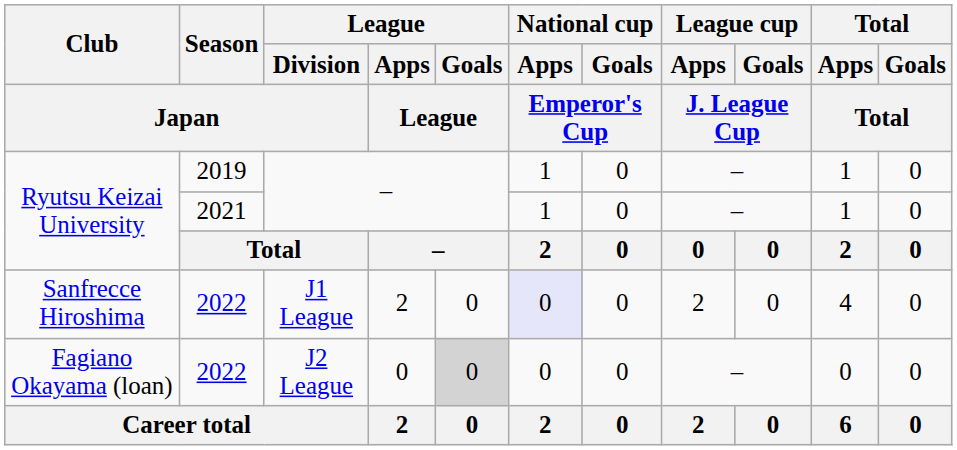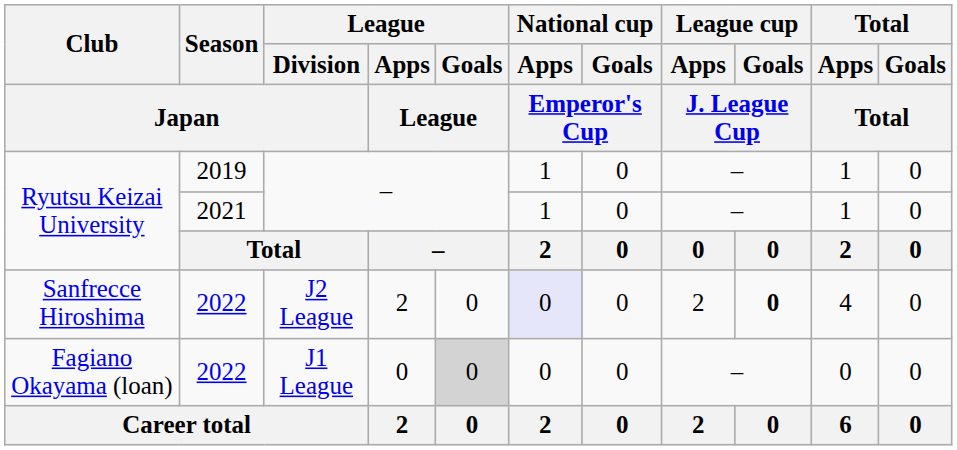(316, 303) J1 League -> (316, 303) J2 League
(773, 303) normal -> (773, 303) bold
(316, 371) J2 League -> (316, 371) J1 League
